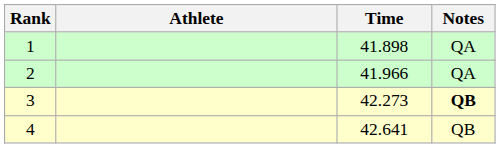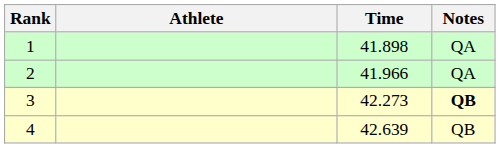(384, 128) 42.641 -> (384, 128) 42.639
